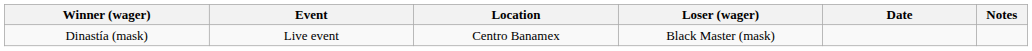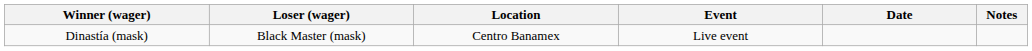columns swapped: (721, 14) <-> (311, 14)
